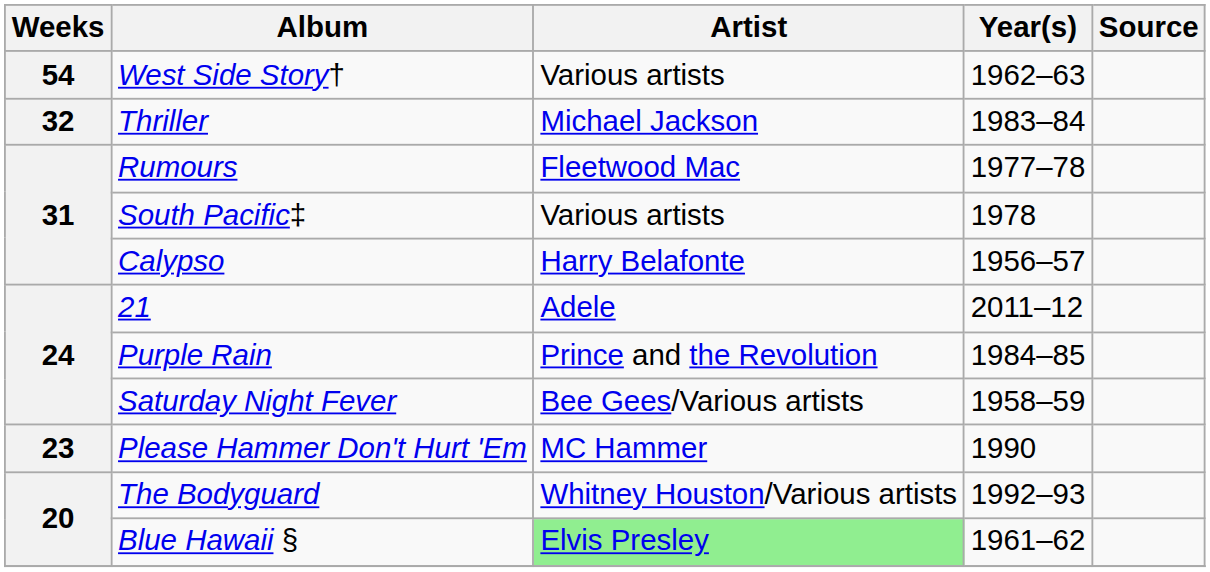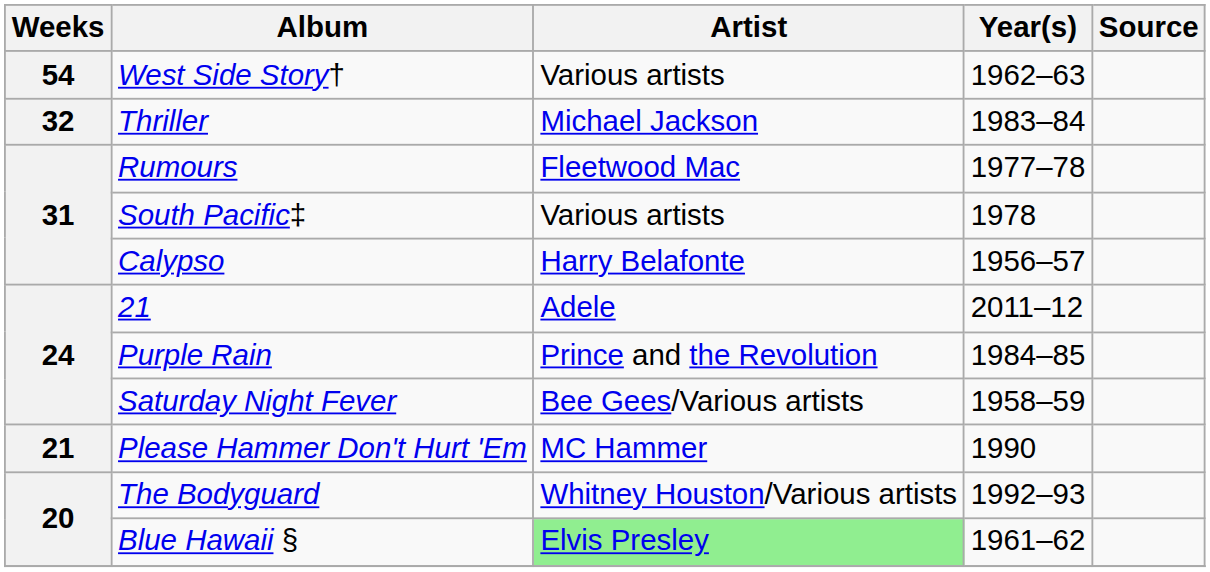(58, 448) 23 -> (58, 448) 21
